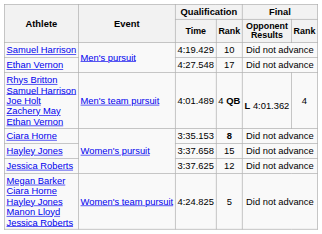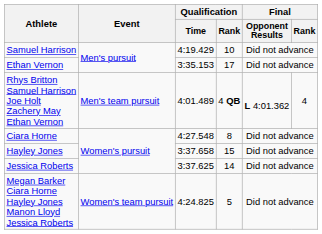(196, 65) 4:27.548 -> (196, 65) 3:35.153
(196, 137) 3:35.153 -> (196, 137) 4:27.548
(229, 137) bold -> (229, 137) normal
(229, 166) 12 -> (229, 166) 14
